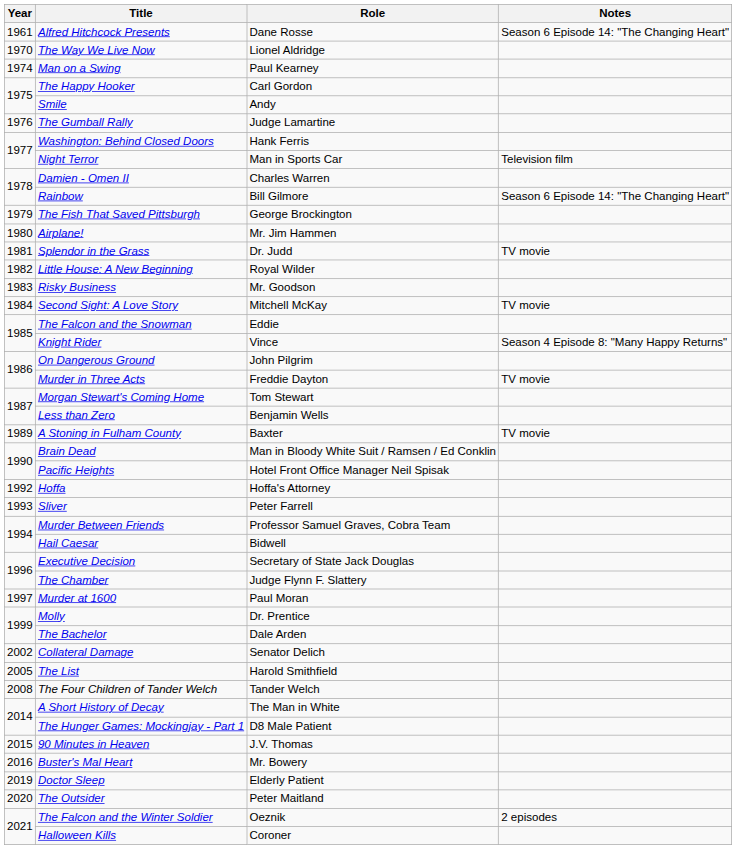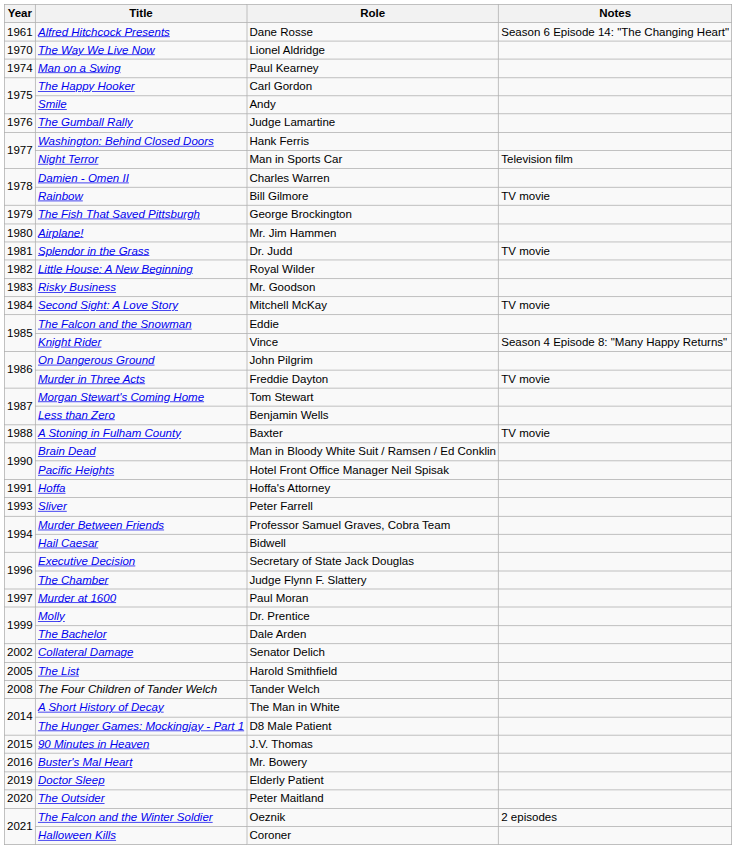(615, 196) Season 6 Episode 14: "The Changing Heart" -> (526, 196) TV movie
(20, 433) 1989 -> (20, 433) 1988
(20, 488) 1992 -> (20, 488) 1991
